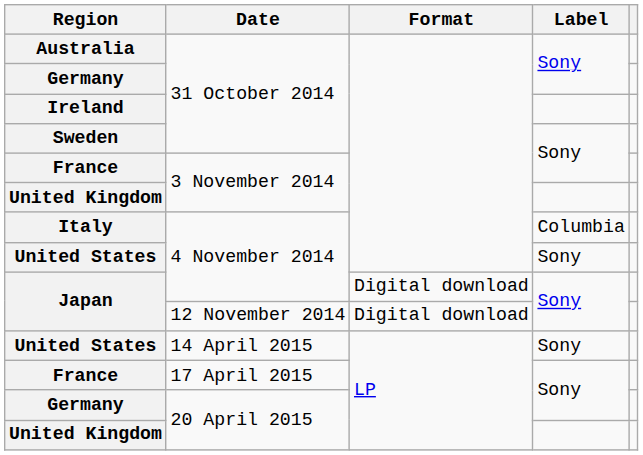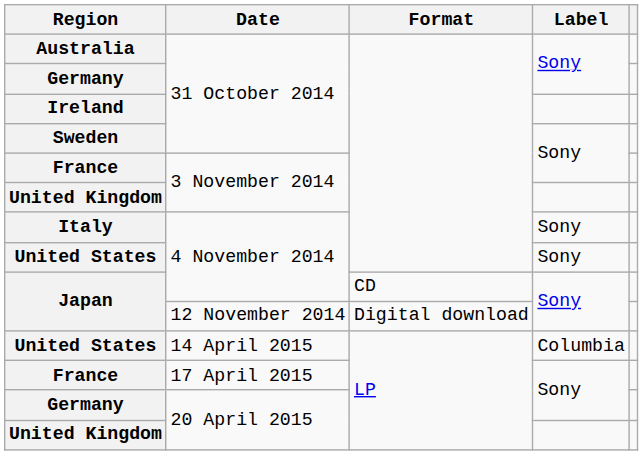(581, 227) Columbia -> (559, 227) Sony
(441, 286) Digital download -> (365, 286) CD
(559, 346) Sony -> (581, 346) Columbia
